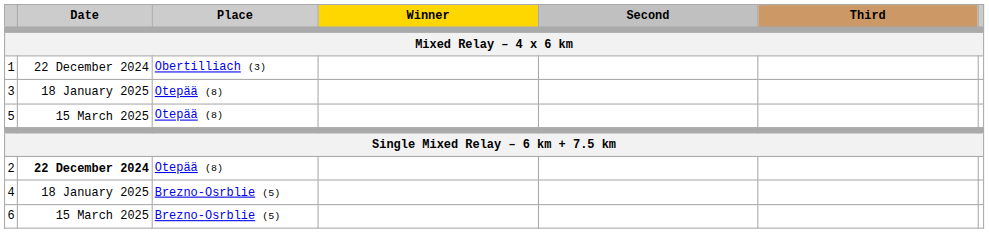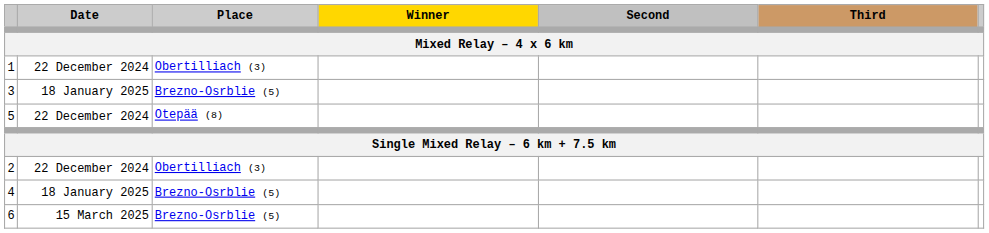(189, 92) Otepää (8) -> (218, 92) Brezno-Osrblie (5)
(102, 116) 15 March 2025 -> (92, 116) 22 December 2024
(92, 168) bold -> (92, 168) normal
(189, 168) Otepää (8) -> (210, 168) Obertilliach (3)
